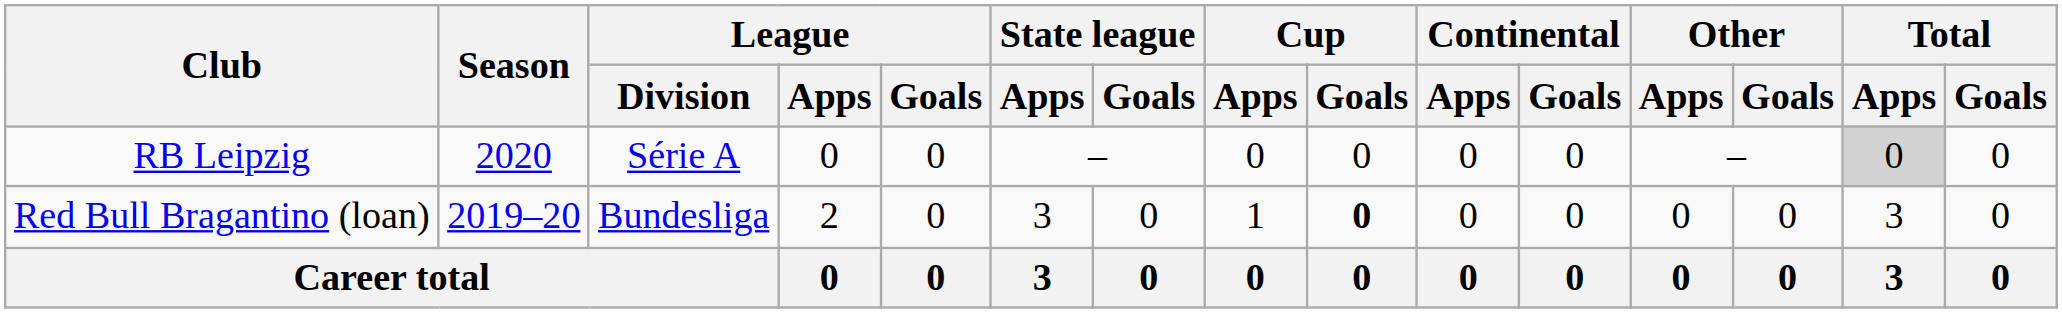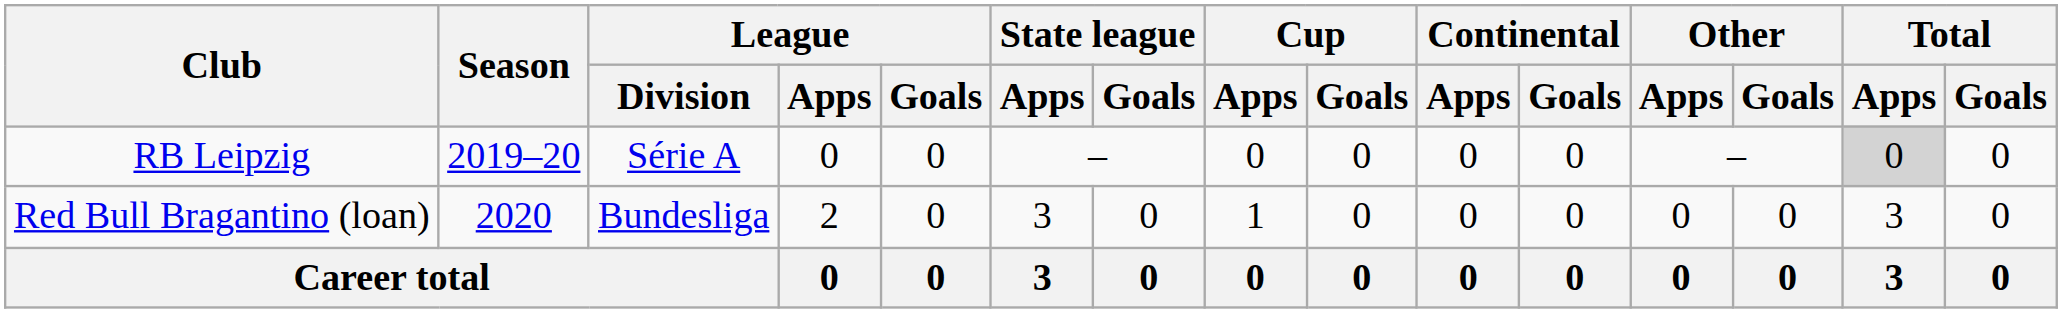(514, 155) 2020 -> (514, 155) 2019–20
(514, 215) 2019–20 -> (514, 215) 2020
(1362, 215) bold -> (1362, 215) normal
